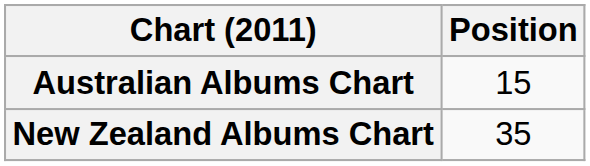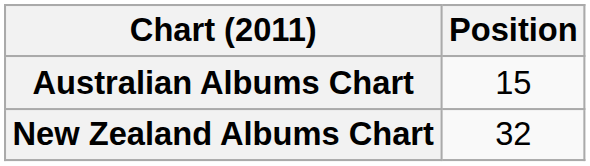(513, 133) 35 -> (513, 133) 32
